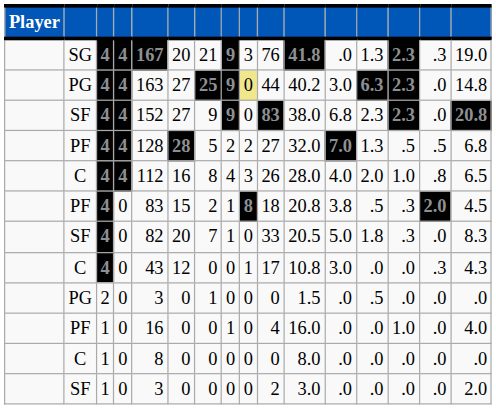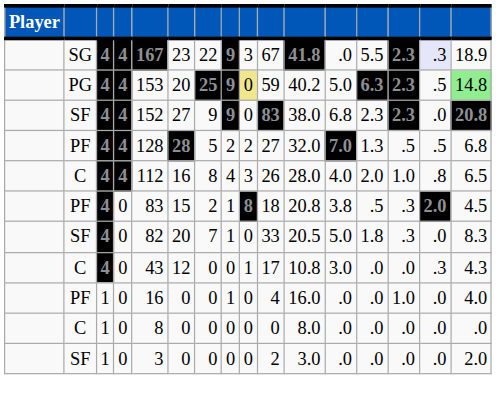(181, 55) 20 -> (181, 55) 23
(208, 55) 21 -> (208, 55) 22
(271, 55) 76 -> (271, 55) 67
(372, 55) 1.3 -> (372, 55) 5.5
(440, 55) no background -> (440, 55) lavender background
(471, 55) 19.0 -> (471, 55) 18.9
(150, 85) 163 -> (150, 85) 153
(181, 85) 27 -> (181, 85) 20
(271, 85) 44 -> (271, 85) 59
(341, 85) 3.0 -> (341, 85) 5.0
(440, 85) .0 -> (440, 85) .5
(471, 85) no background -> (471, 85) lightgreen background
- row: (80, 297)
